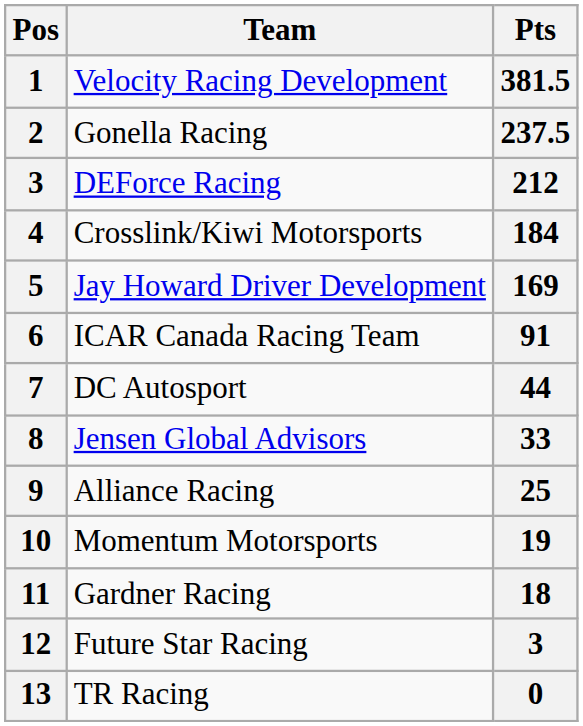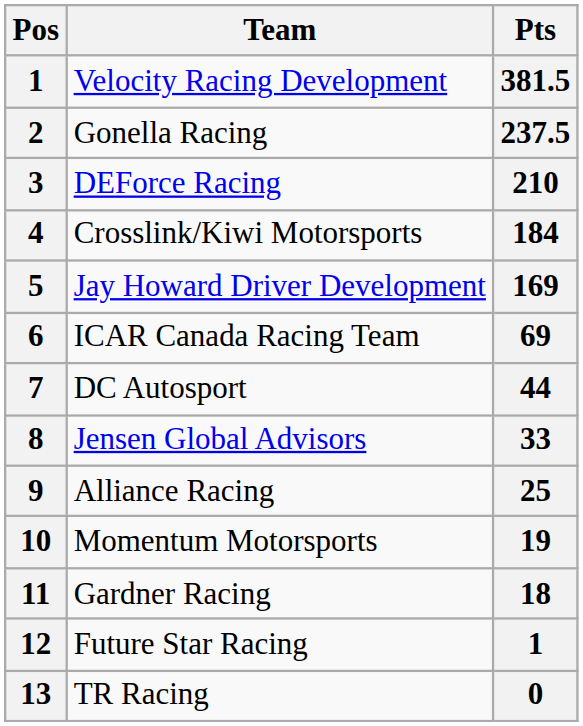(535, 183) 212 -> (535, 183) 210
(535, 336) 91 -> (535, 336) 69
(535, 643) 3 -> (535, 643) 1
